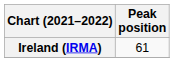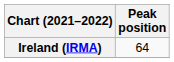(142, 47) 61 -> (142, 47) 64
